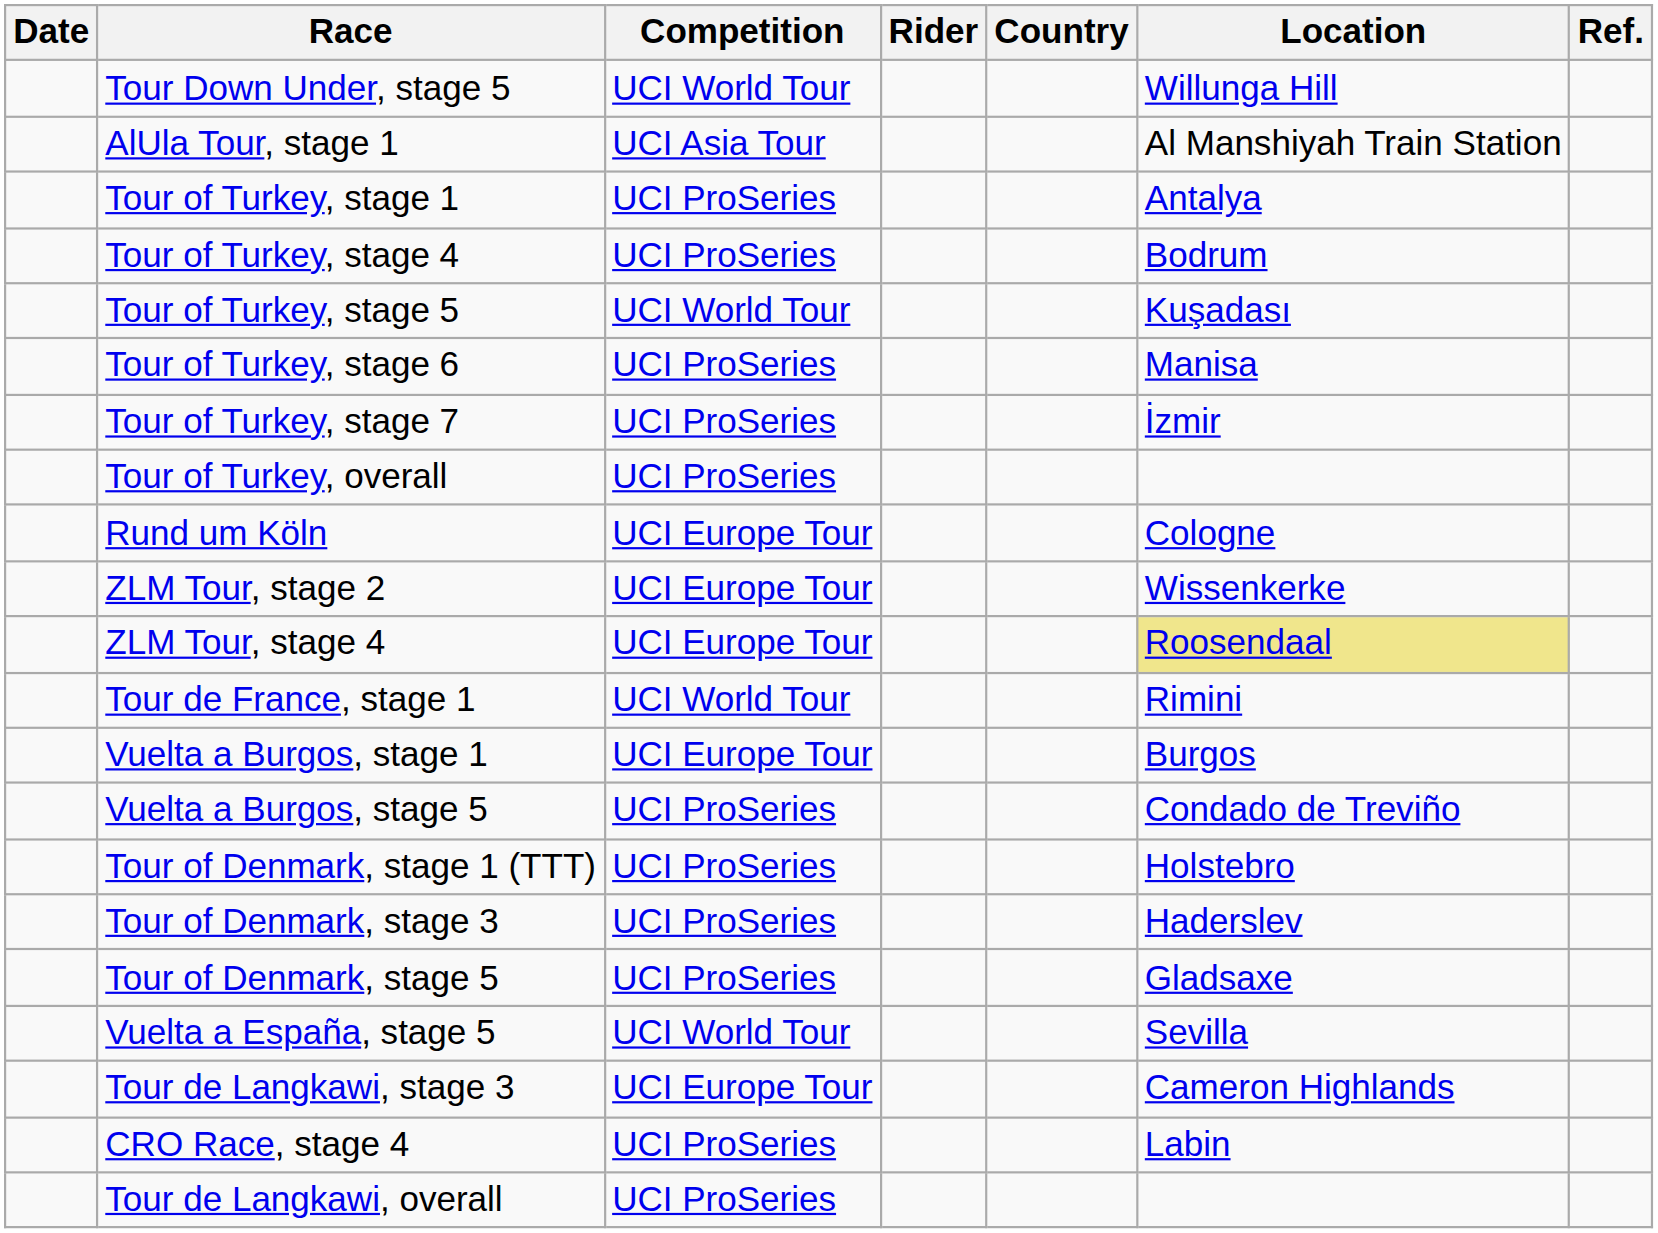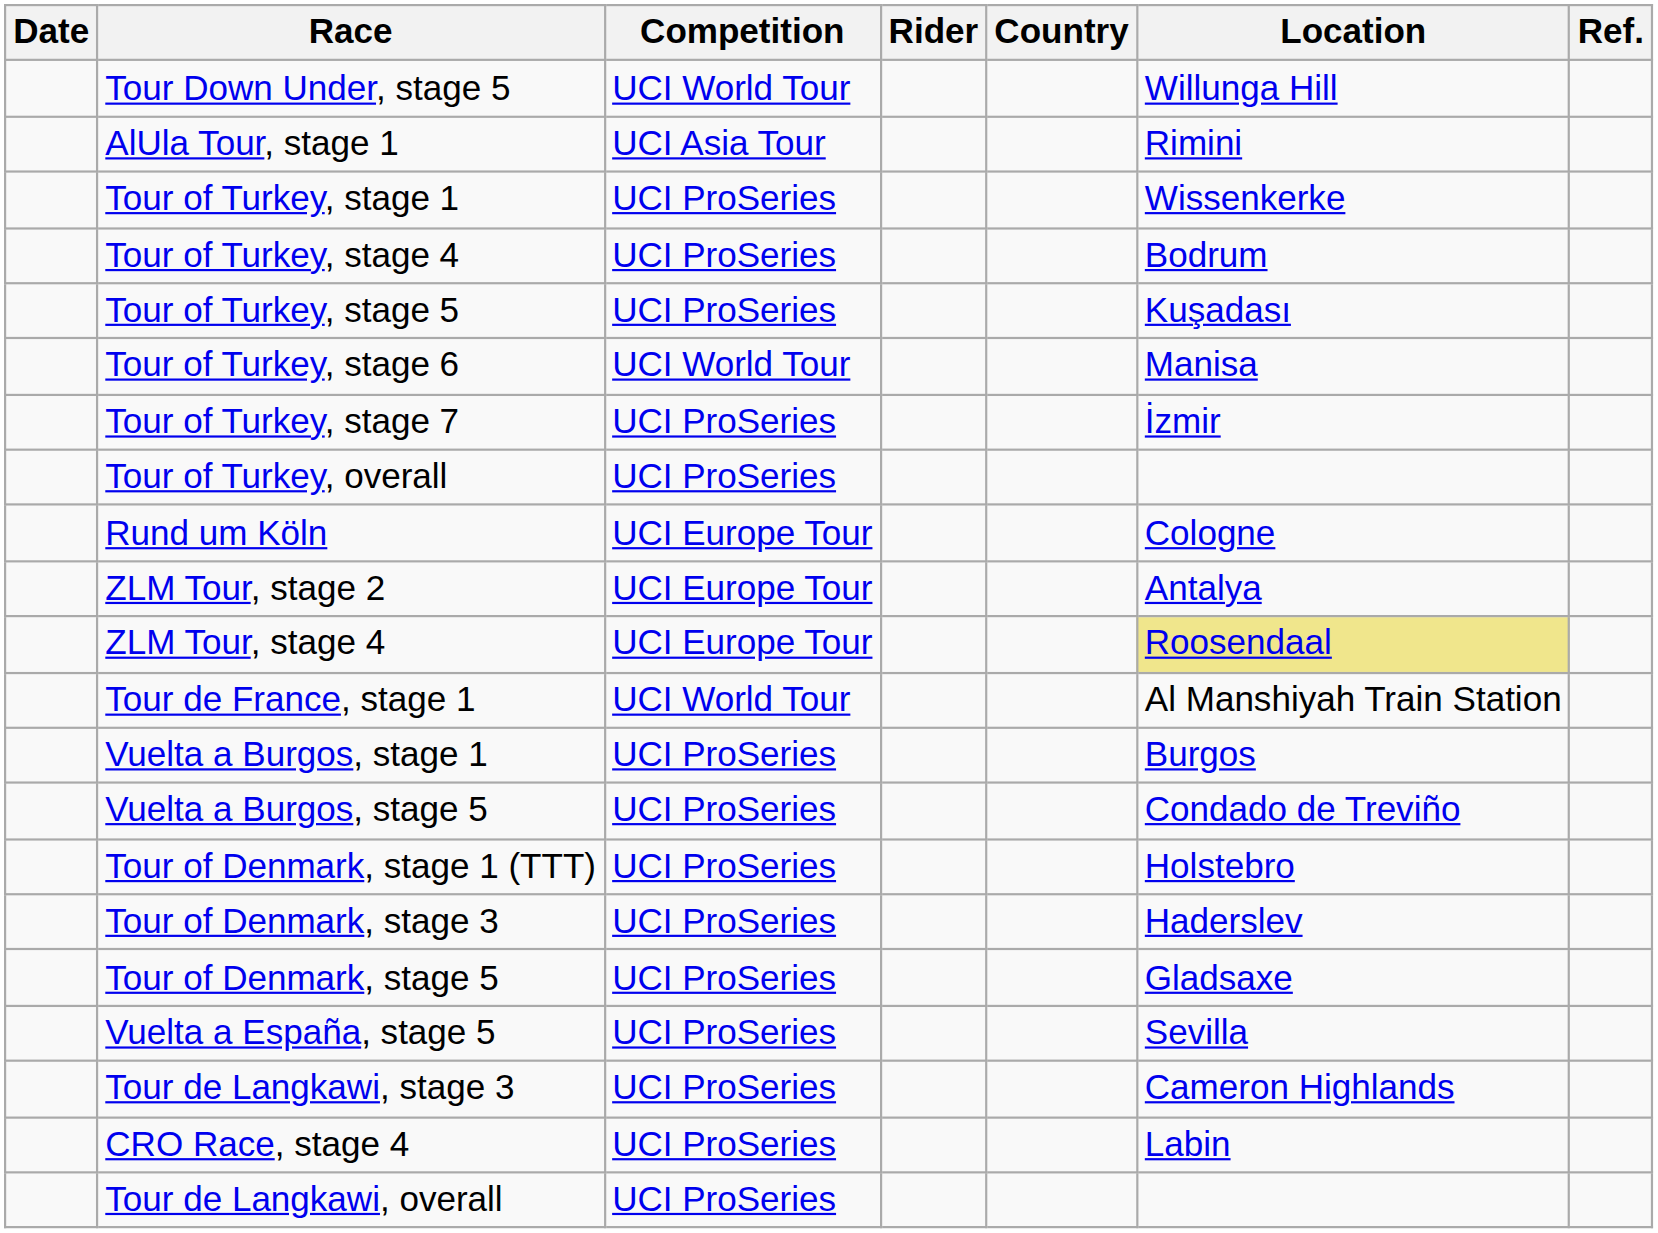(1353, 143) Al Manshiyah Train Station -> (1193, 143) Rimini
(1203, 198) Antalya -> (1245, 198) Wissenkerke
(731, 310) UCI World Tour -> (724, 310) UCI ProSeries
(724, 365) UCI ProSeries -> (731, 365) UCI World Tour
(1245, 587) Wissenkerke -> (1203, 587) Antalya
(1193, 699) Rimini -> (1353, 699) Al Manshiyah Train Station
(742, 754) UCI Europe Tour -> (724, 754) UCI ProSeries
(731, 1032) UCI World Tour -> (724, 1032) UCI ProSeries
(742, 1088) UCI Europe Tour -> (724, 1088) UCI ProSeries
